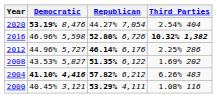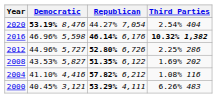(117, 36) 52.80% 6,726 -> (117, 36) 46.14% 6,176
(117, 49) 46.14% 6,176 -> (117, 49) 52.80% 6,726
(57, 74) bold -> (57, 74) normal
(180, 74) 6.26% 483 -> (180, 74) 1.08% 116
(180, 87) 1.08% 116 -> (180, 87) 6.26% 483
